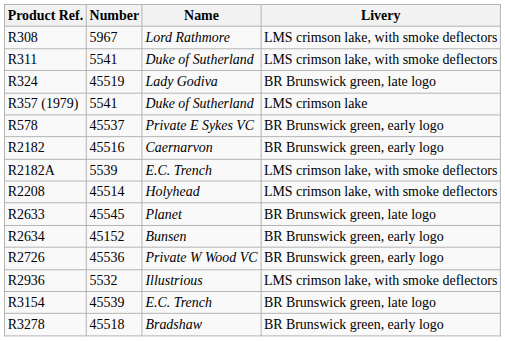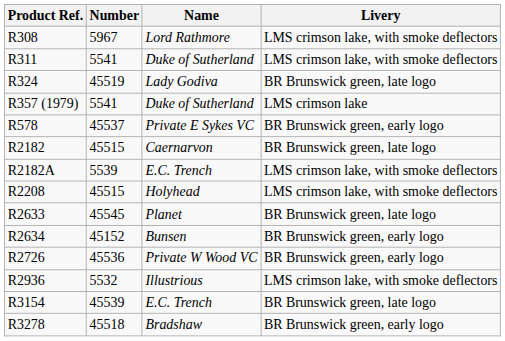(107, 147) 45516 -> (107, 147) 45515
(354, 147) BR Brunswick green, early logo -> (350, 147) BR Brunswick green, late logo
(107, 192) 45514 -> (107, 192) 45515
